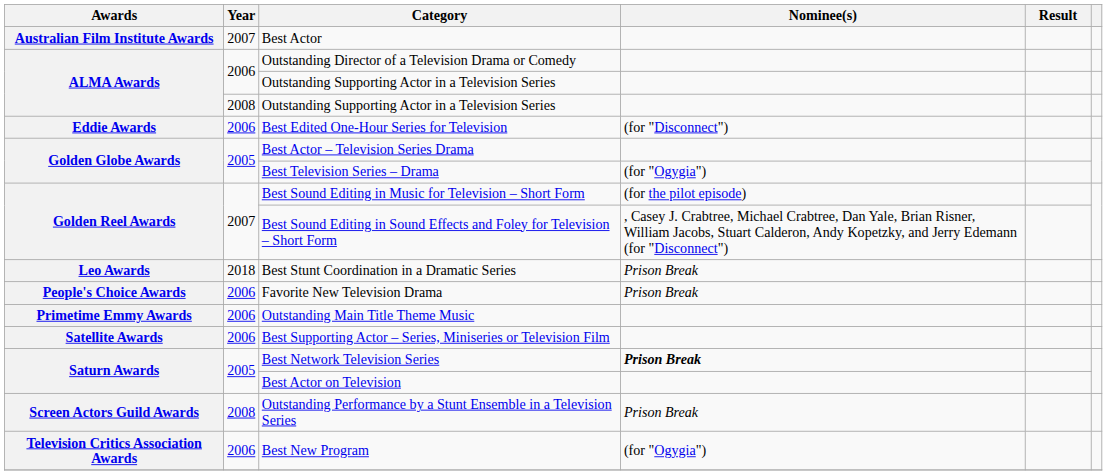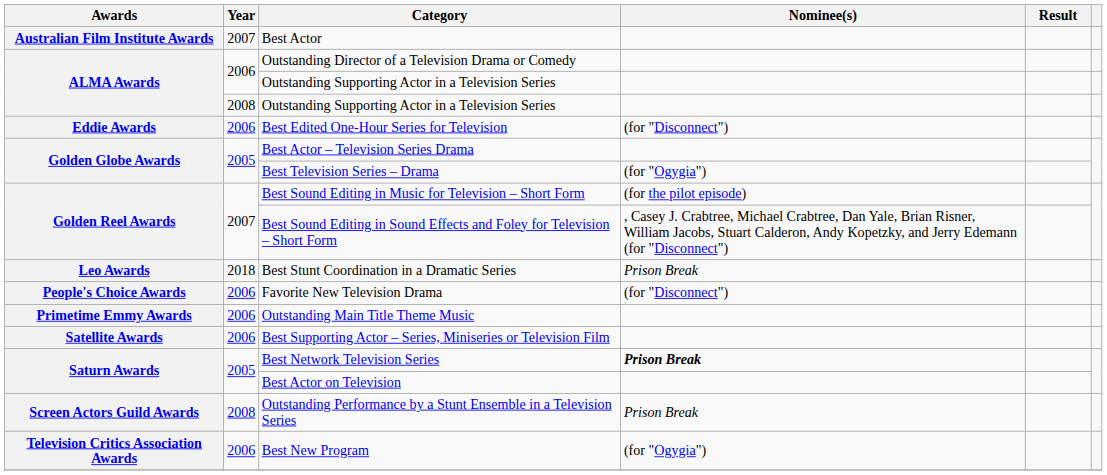(661, 292) Prison Break -> (676, 292) (for "Disconnect")
